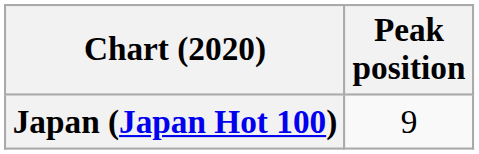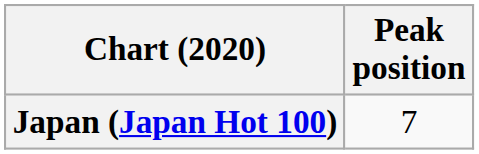(409, 121) 9 -> (409, 121) 7
